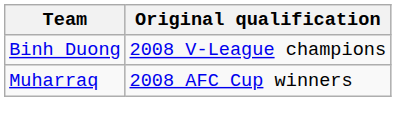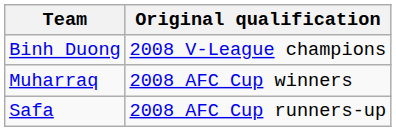+ row: (31, 111)
